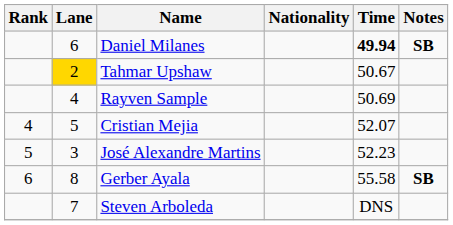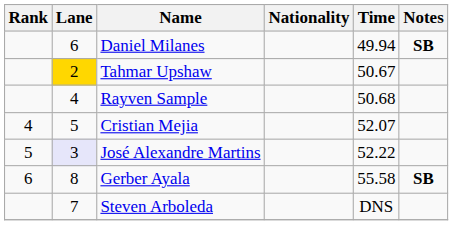(376, 44) bold -> (376, 44) normal
(376, 98) 50.69 -> (376, 98) 50.68
(74, 152) no background -> (74, 152) lavender background
(376, 152) 52.23 -> (376, 152) 52.22
